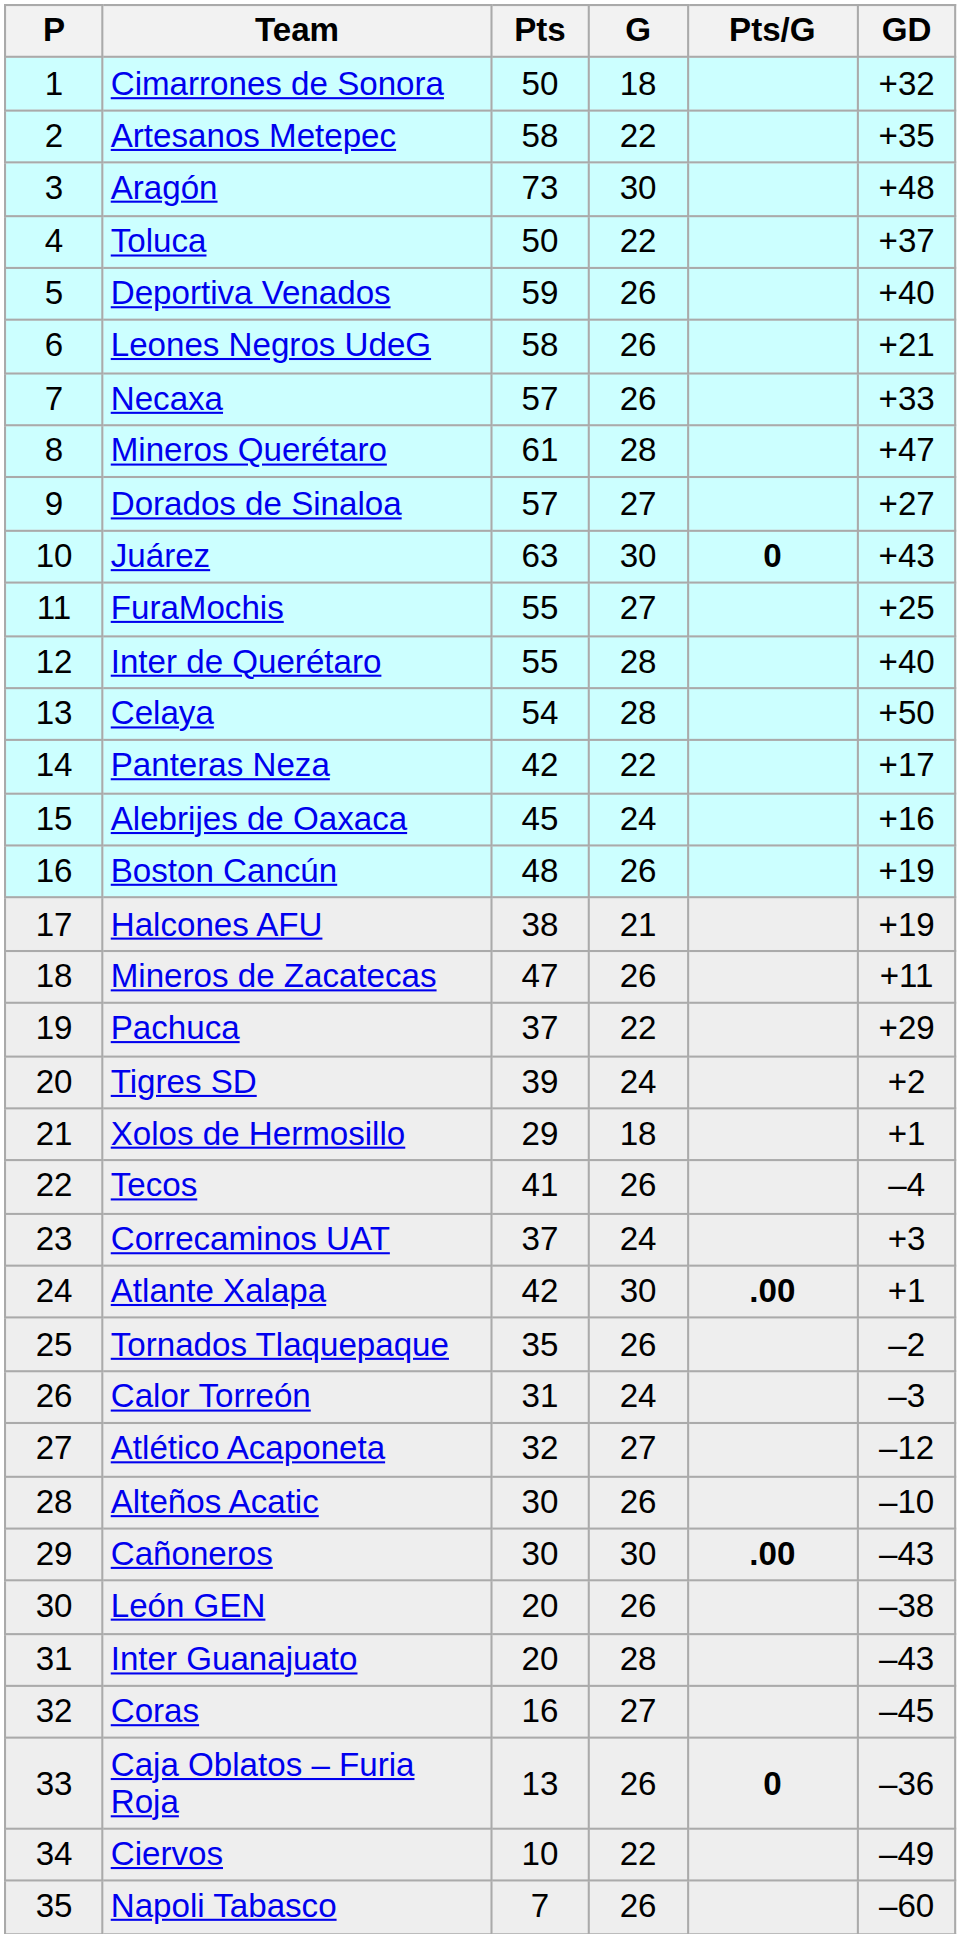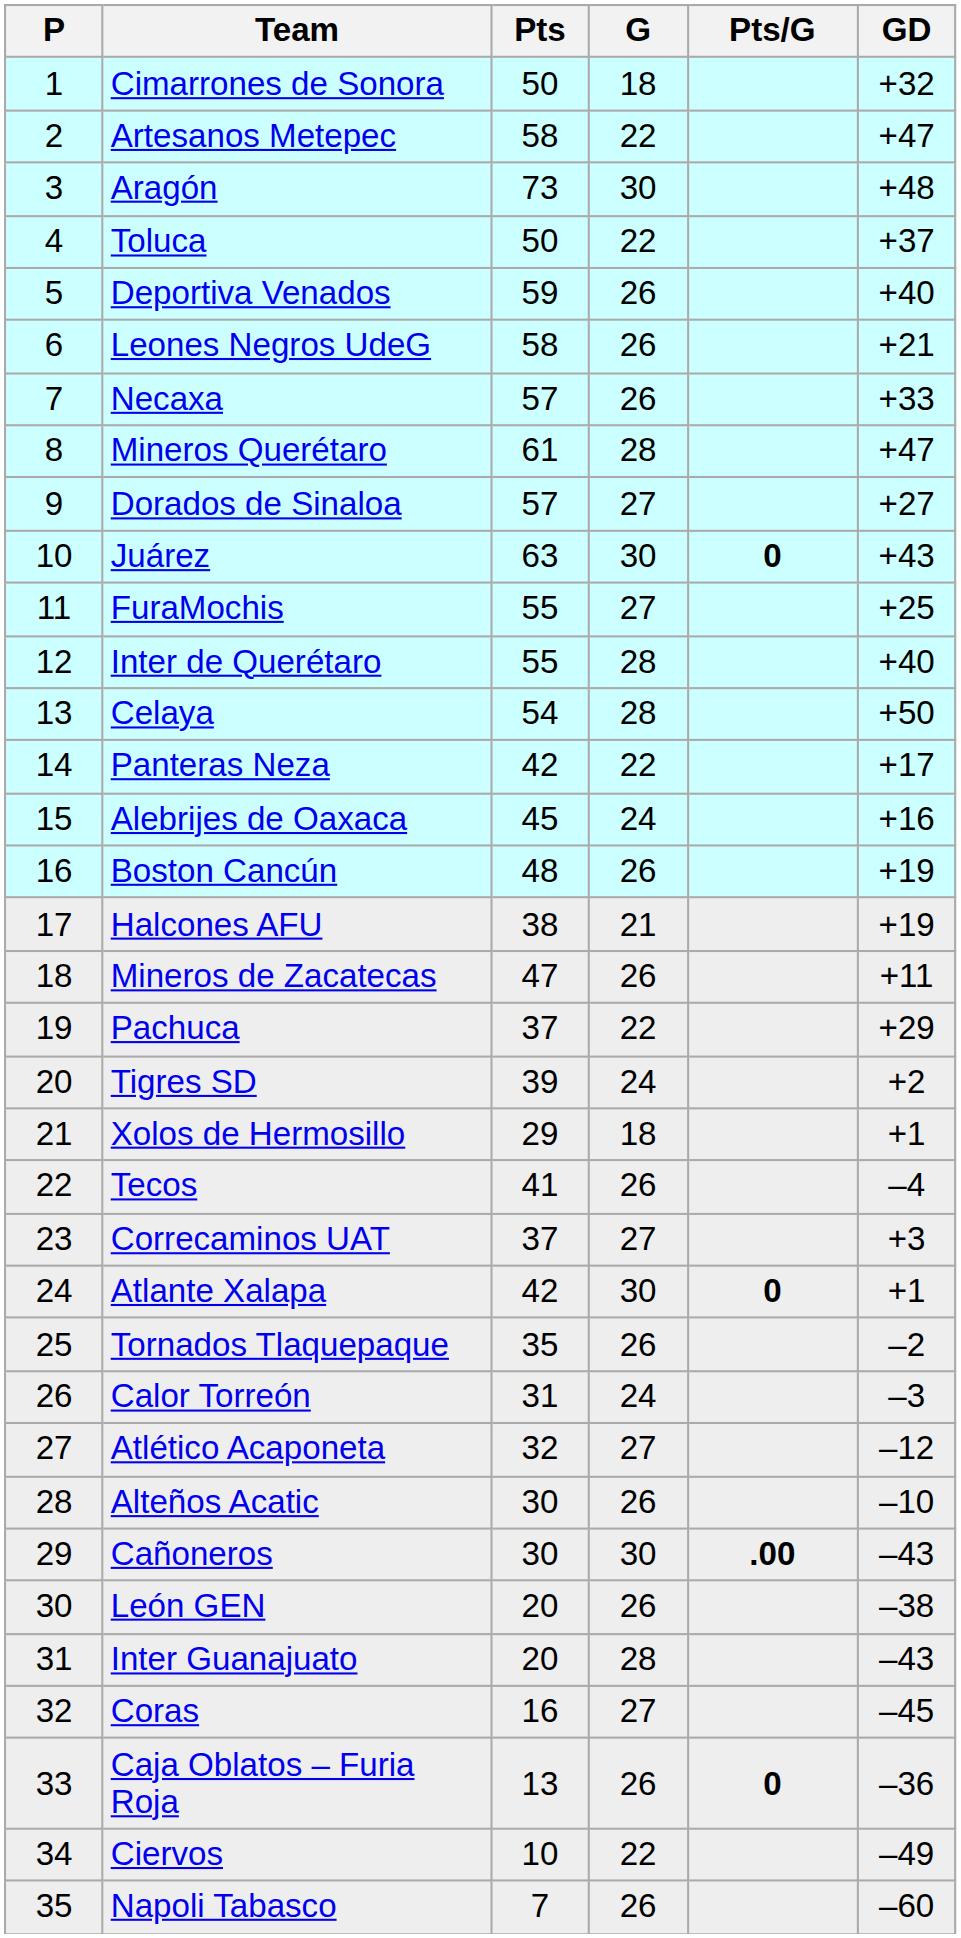(907, 135) +35 -> (907, 135) +47
(638, 1238) 24 -> (638, 1238) 27
(772, 1291) .00 -> (772, 1291) 0
